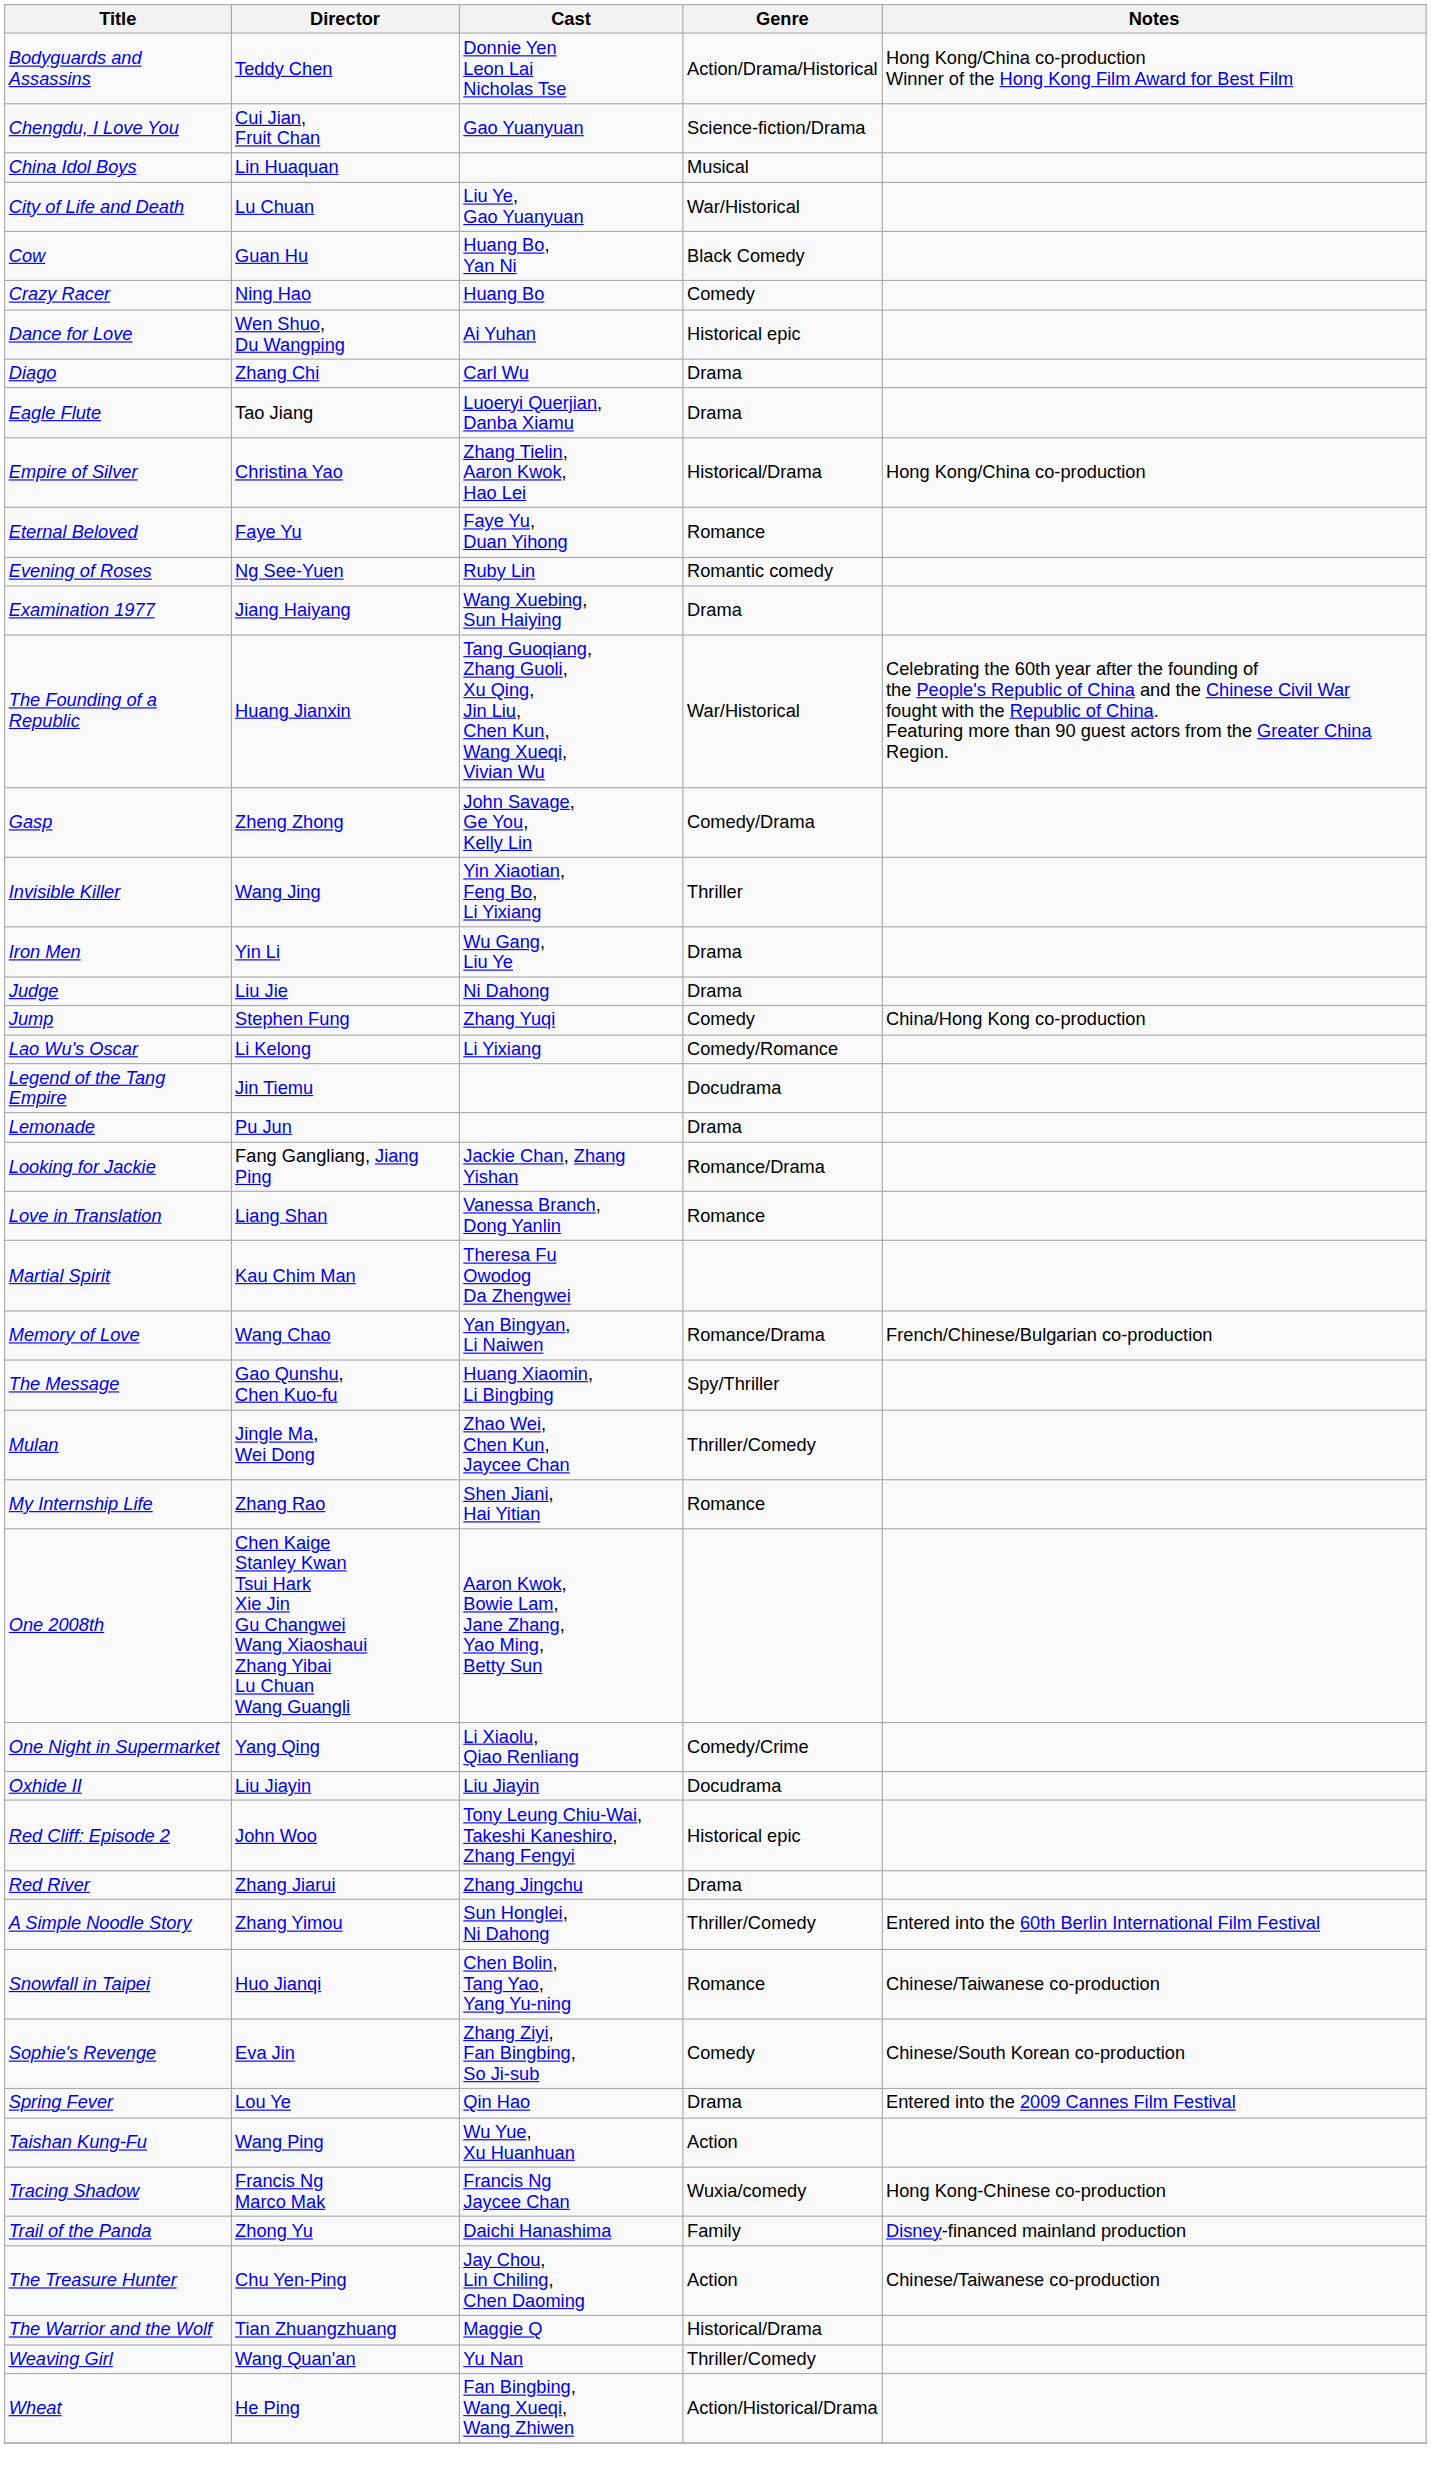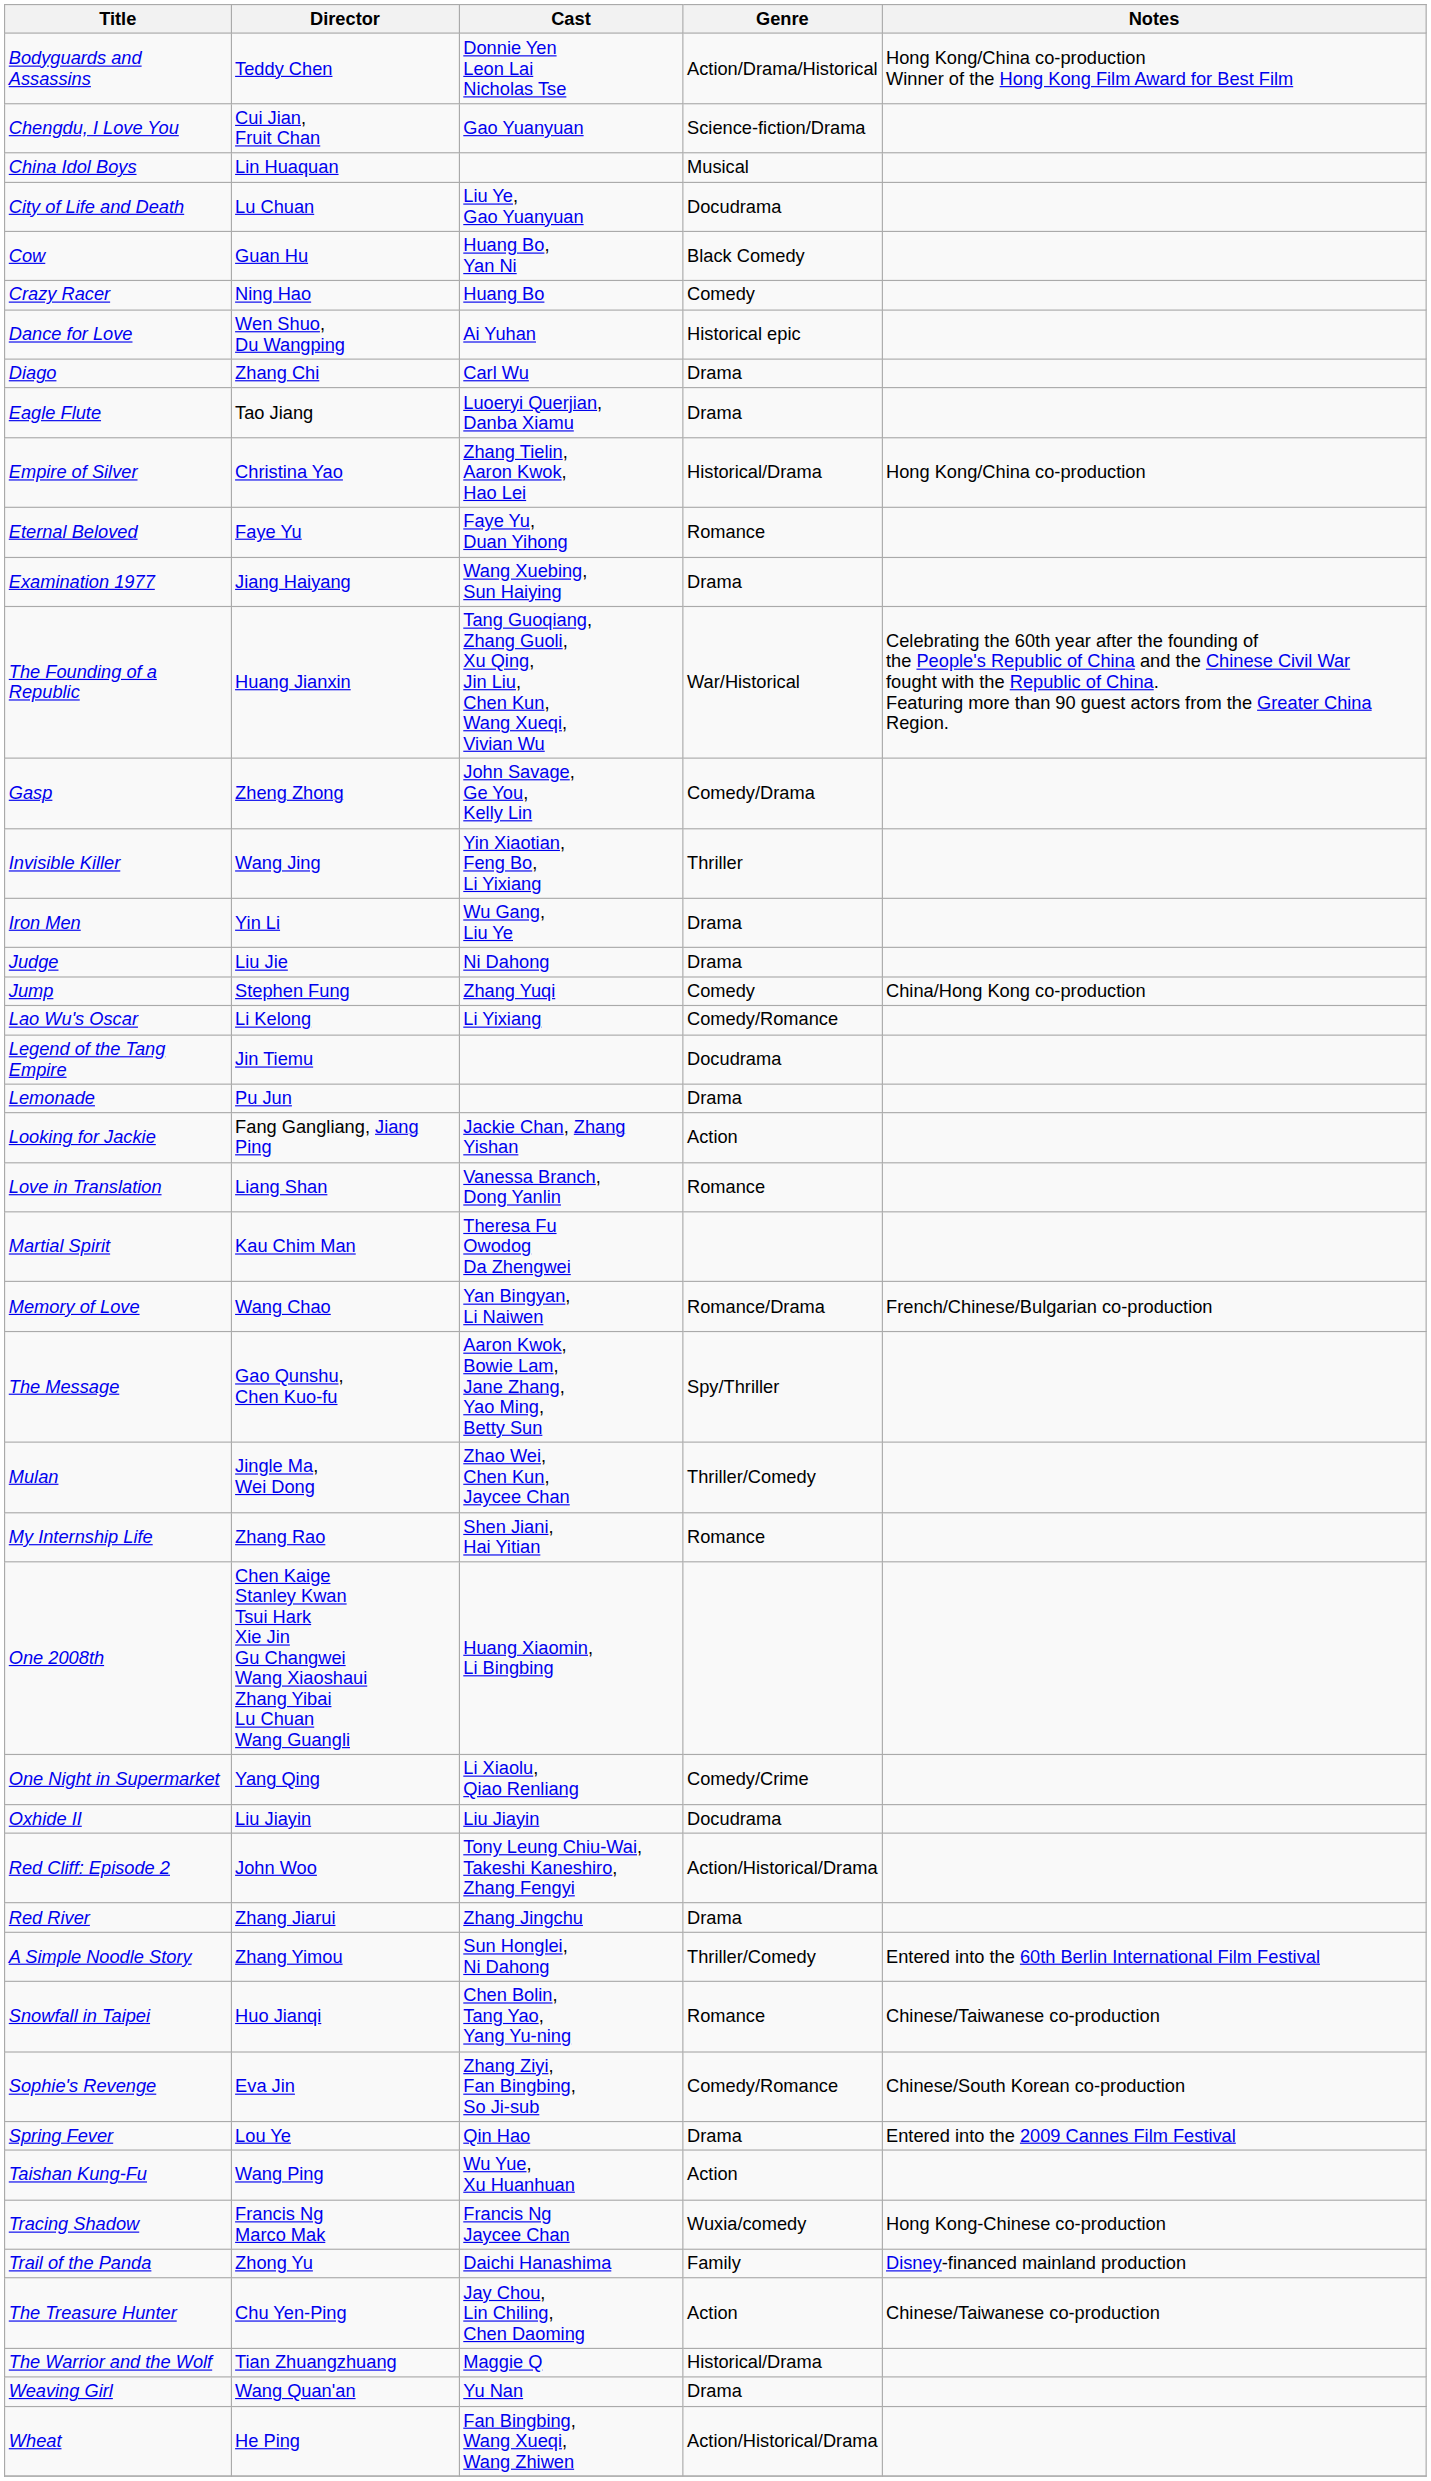(743, 206) War/Historical -> (734, 206) Docudrama
- row: (80, 571)
(756, 1166) Romance/Drama -> (712, 1137) Action
(528, 1384) Huang Xiaomin, Li Bingbing -> (515, 1386) Aaron Kwok, Bowie Lam, Jane Zhang, Yao Ming, Betty Sun
(515, 1625) Aaron Kwok, Bowie Lam, Jane Zhang, Yao Ming, Betty Sun -> (528, 1658) Huang Xiaomin, Li Bingbing
(744, 1835) Historical epic -> (782, 1868) Action/Historical/Drama
(721, 2053) Comedy -> (763, 2086) Comedy/Romance
(751, 2358) Thriller/Comedy -> (714, 2391) Drama
